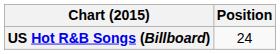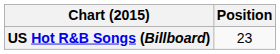(245, 37) 24 -> (245, 37) 23
